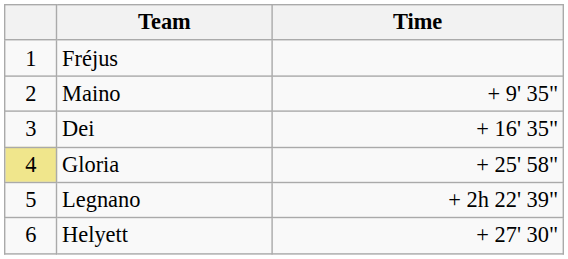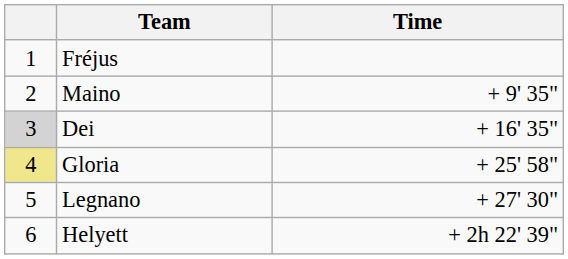(31, 128) no background -> (31, 128) lightgrey background
(503, 199) + 2h 22' 39" -> (517, 199) + 27' 30"
(517, 235) + 27' 30" -> (503, 235) + 2h 22' 39"
